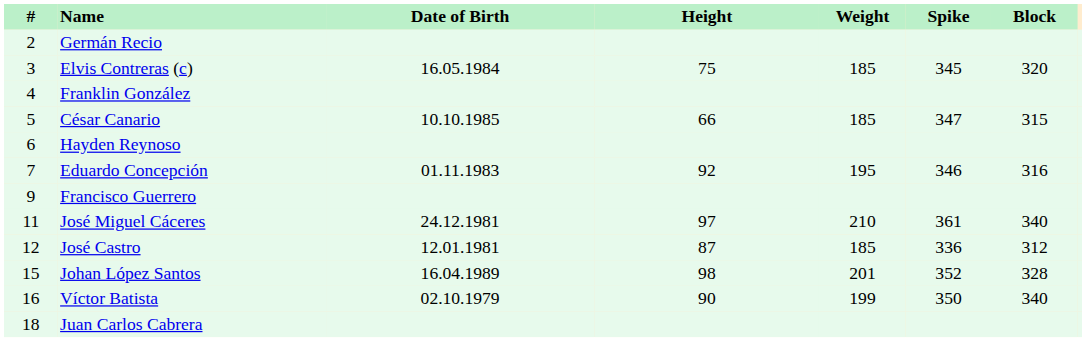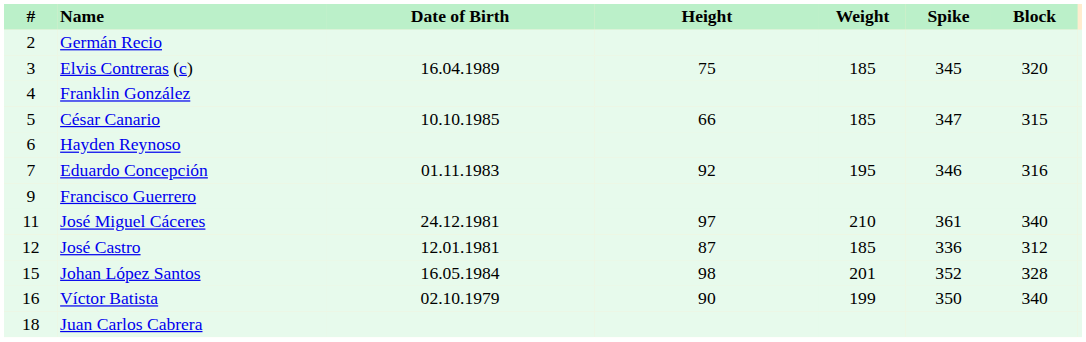(460, 67) 16.05.1984 -> (460, 67) 16.04.1989
(460, 272) 16.04.1989 -> (460, 272) 16.05.1984
